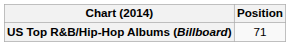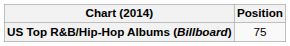(260, 32) 71 -> (260, 32) 75
